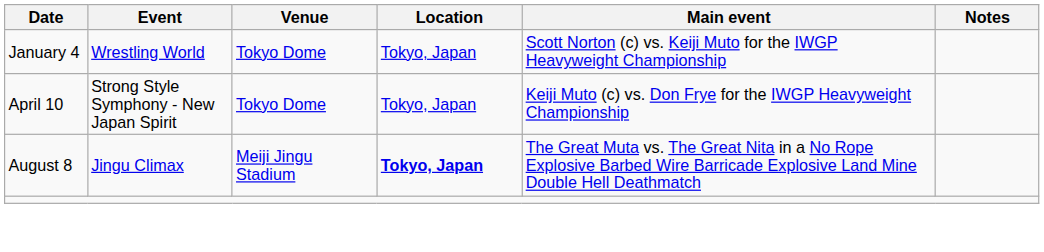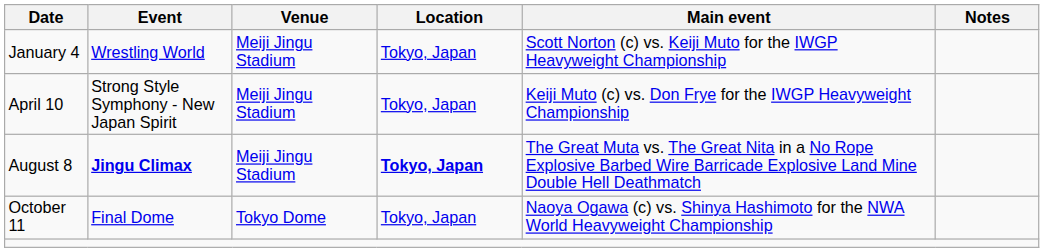(281, 51) Tokyo Dome -> (274, 51) Meiji Jingu Stadium
(281, 104) Tokyo Dome -> (274, 104) Meiji Jingu Stadium
(137, 165) normal -> (142, 165) bold
+ row: (37, 217)
